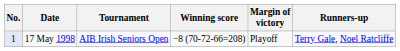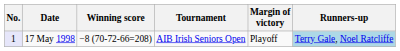columns swapped: (124, 18) <-> (209, 18)
(344, 39) no background -> (344, 39) lightblue background
